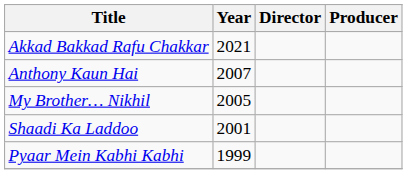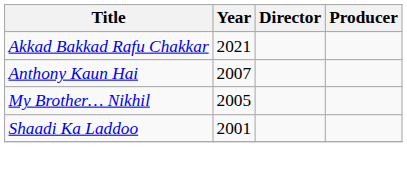- row: (96, 155)
